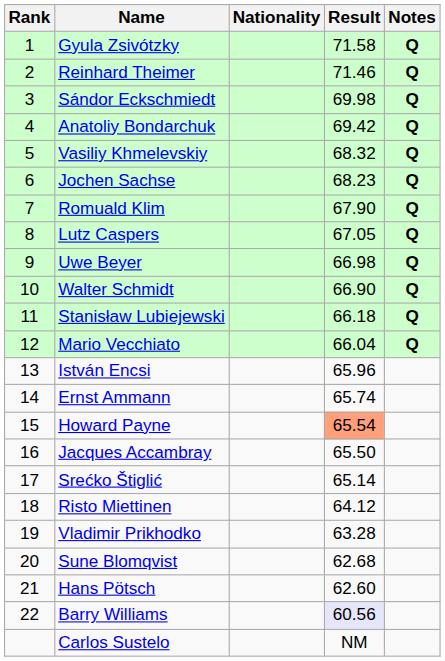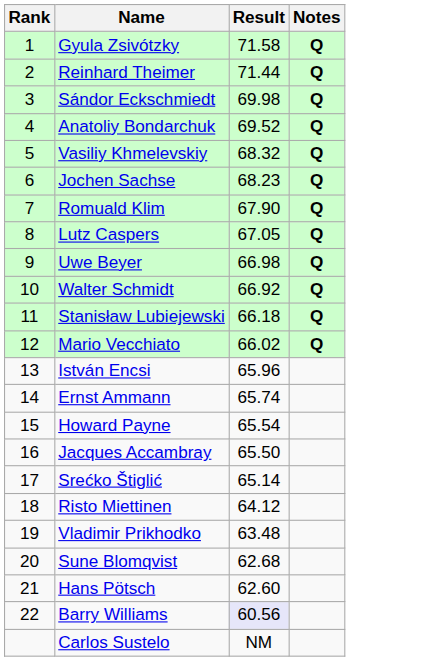- column: (276, 18)
(354, 72) 71.46 -> (259, 72) 71.44
(354, 126) 69.42 -> (259, 126) 69.52
(354, 289) 66.90 -> (259, 289) 66.92
(354, 343) 66.04 -> (259, 343) 66.02
(354, 425) lightsalmon background -> (259, 425) no background
(354, 533) 63.28 -> (259, 533) 63.48
